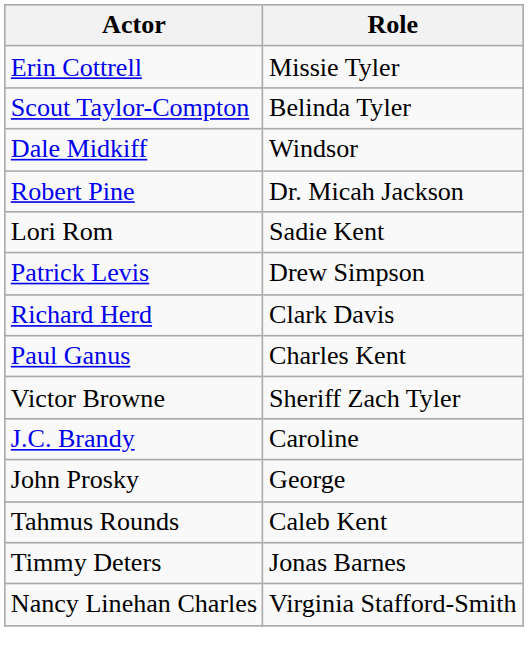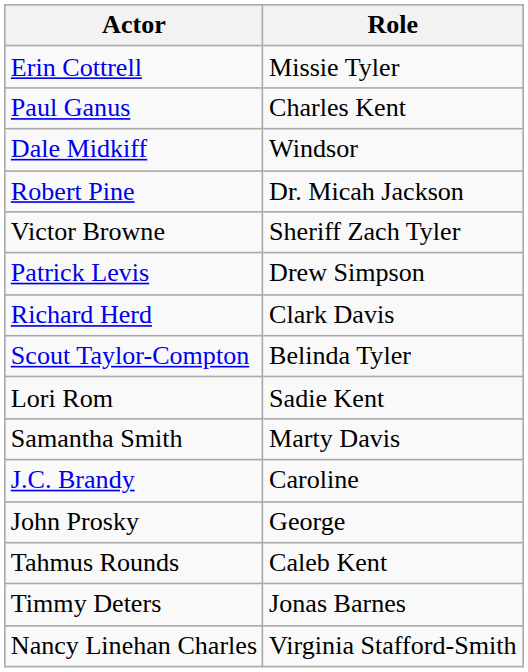rows swapped: (130, 107) <-> (71, 356)
rows swapped: (88, 397) <-> (62, 231)
+ row: (97, 438)
